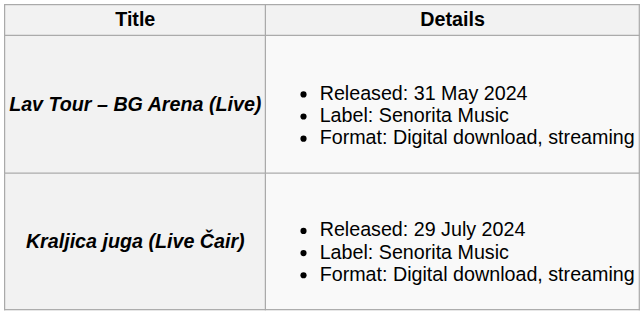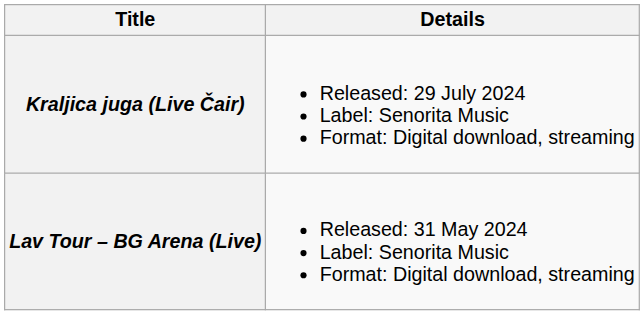rows swapped: (135, 104) <-> (135, 241)
